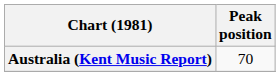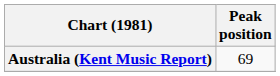(245, 58) 70 -> (245, 58) 69
